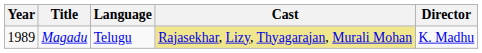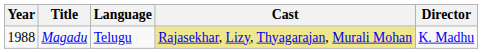(21, 37) 1989 -> (21, 37) 1988
